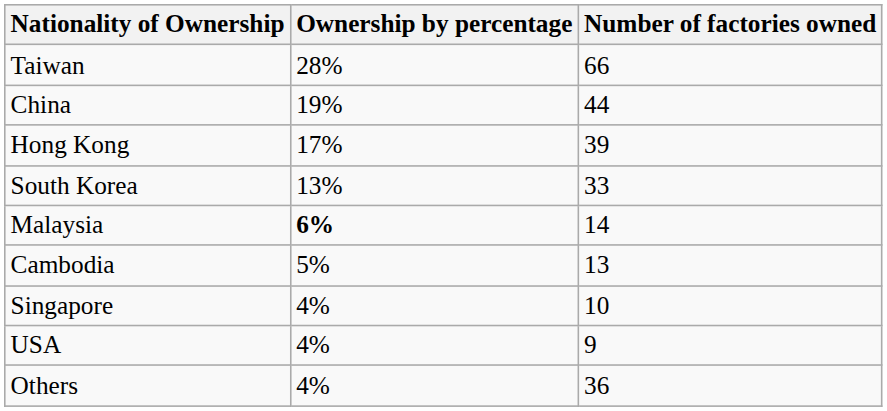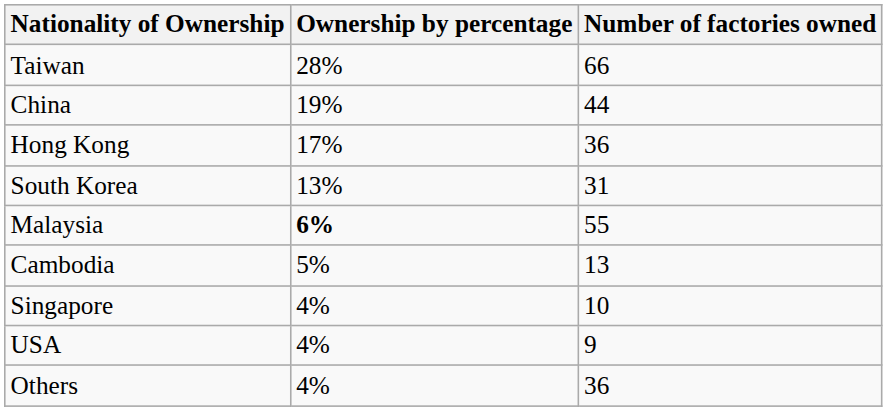(597, 144) 39 -> (597, 144) 36
(597, 184) 33 -> (597, 184) 31
(597, 225) 14 -> (597, 225) 55
